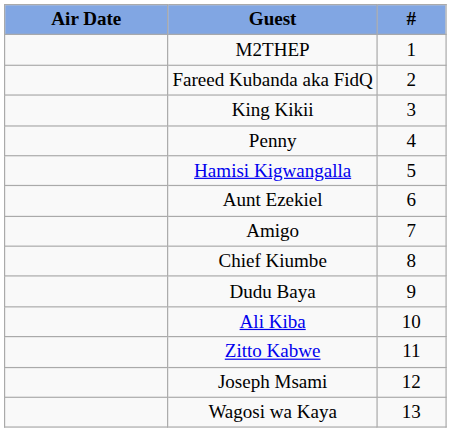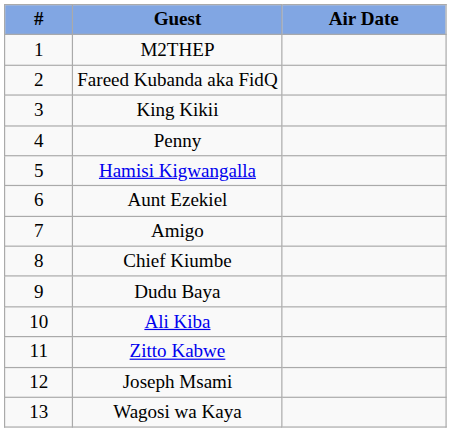columns swapped: (411, 19) <-> (86, 19)
